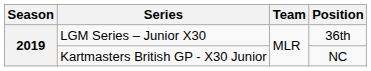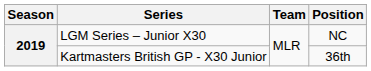(338, 35) 36th -> (338, 35) NC
(338, 56) NC -> (338, 56) 36th
